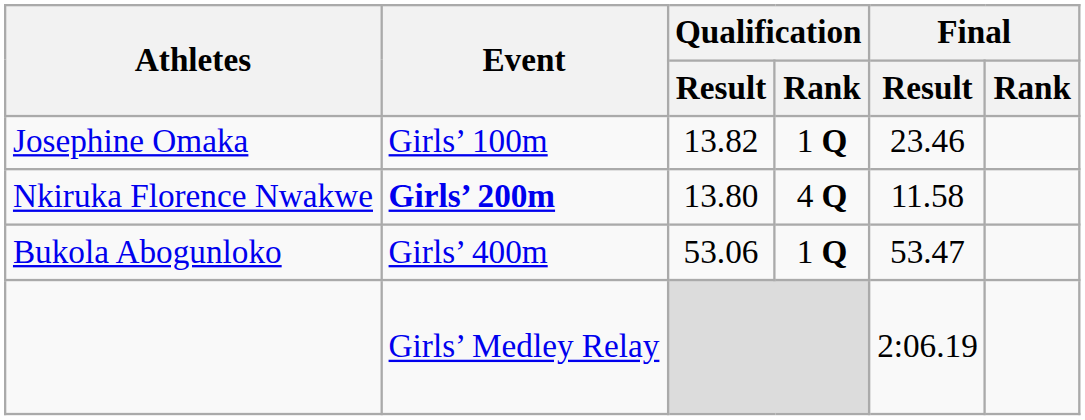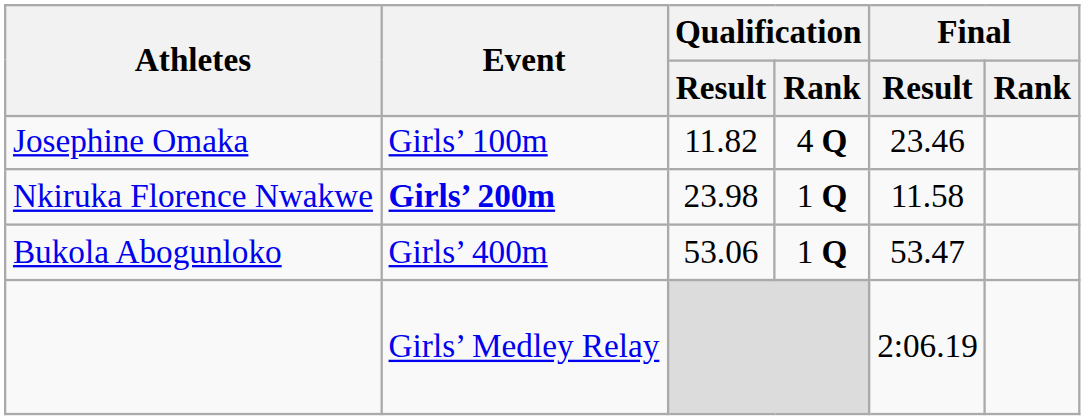(721, 142) 13.82 -> (721, 142) 11.82
(822, 142) 1 Q -> (822, 142) 4 Q
(721, 196) 13.80 -> (721, 196) 23.98
(822, 196) 4 Q -> (822, 196) 1 Q
